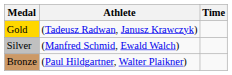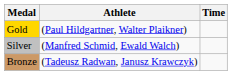(119, 29) (Tadeusz Radwan, Janusz Krawczyk) -> (114, 29) (Paul Hildgartner, Walter Plaikner)
(114, 62) (Paul Hildgartner, Walter Plaikner) -> (119, 62) (Tadeusz Radwan, Janusz Krawczyk)
